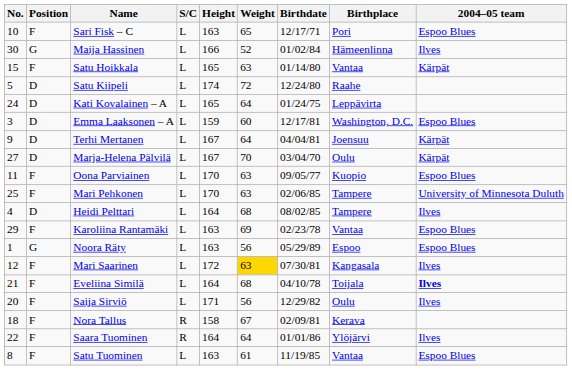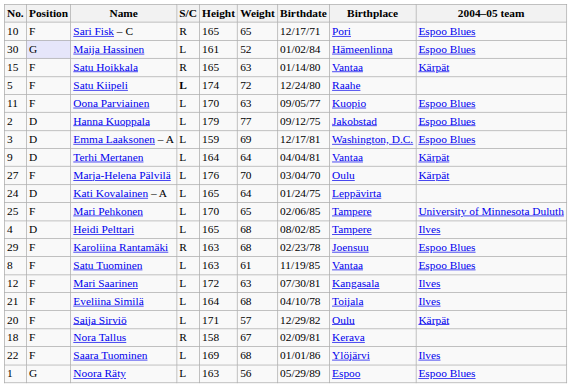(183, 31) L -> (183, 31) R
(211, 31) 163 -> (211, 31) 165
(33, 49) no background -> (33, 49) lavender background
(211, 49) 166 -> (211, 49) 161
(429, 49) Ilves -> (447, 49) Espoo Blues
(183, 67) L -> (183, 67) R
(33, 85) D -> (32, 85) F
(183, 85) normal -> (183, 85) bold
rows swapped: (120, 103) <-> (111, 175)
+ row: (112, 121)
(246, 121) 60 -> (246, 139) 69
(211, 139) 167 -> (211, 157) 164
(350, 139) Joensuu -> (348, 157) Vantaa
(33, 157) D -> (32, 175) F
(211, 157) 167 -> (211, 175) 176
(246, 193) 63 -> (246, 211) 65
(211, 211) 164 -> (211, 229) 165
(183, 229) L -> (183, 247) R
(246, 229) 69 -> (246, 247) 68
(348, 229) Vantaa -> (350, 247) Joensuu
rows swapped: (100, 247) <-> (108, 355)
(246, 265) gold background -> (246, 283) no background
(430, 283) bold -> (429, 301) normal
(246, 301) 56 -> (246, 319) 57
(429, 301) Ilves -> (434, 319) Kärpät
(183, 337) R -> (183, 355) L
(211, 337) 164 -> (211, 355) 169
(246, 337) 64 -> (246, 355) 68
